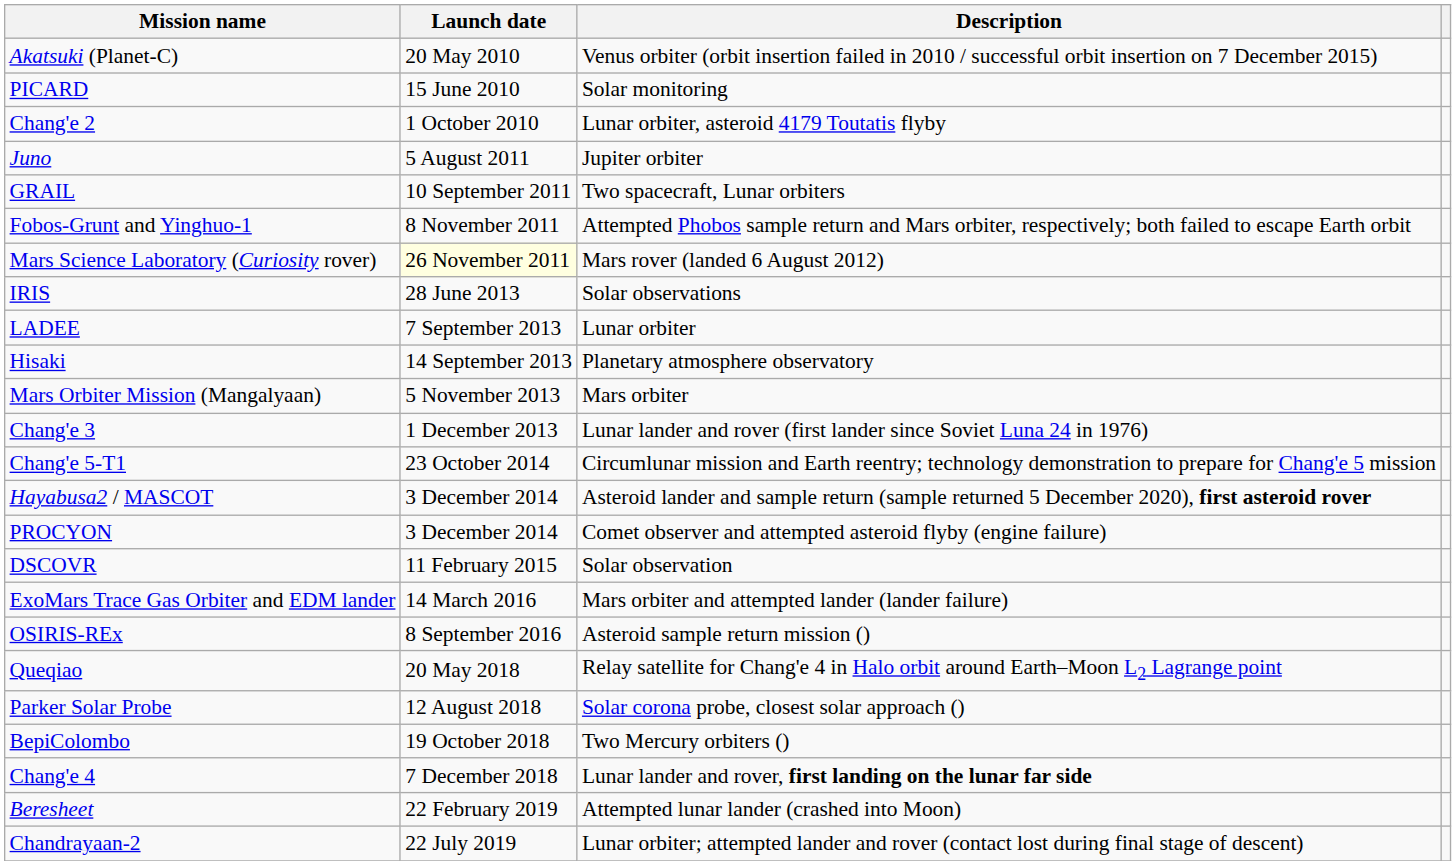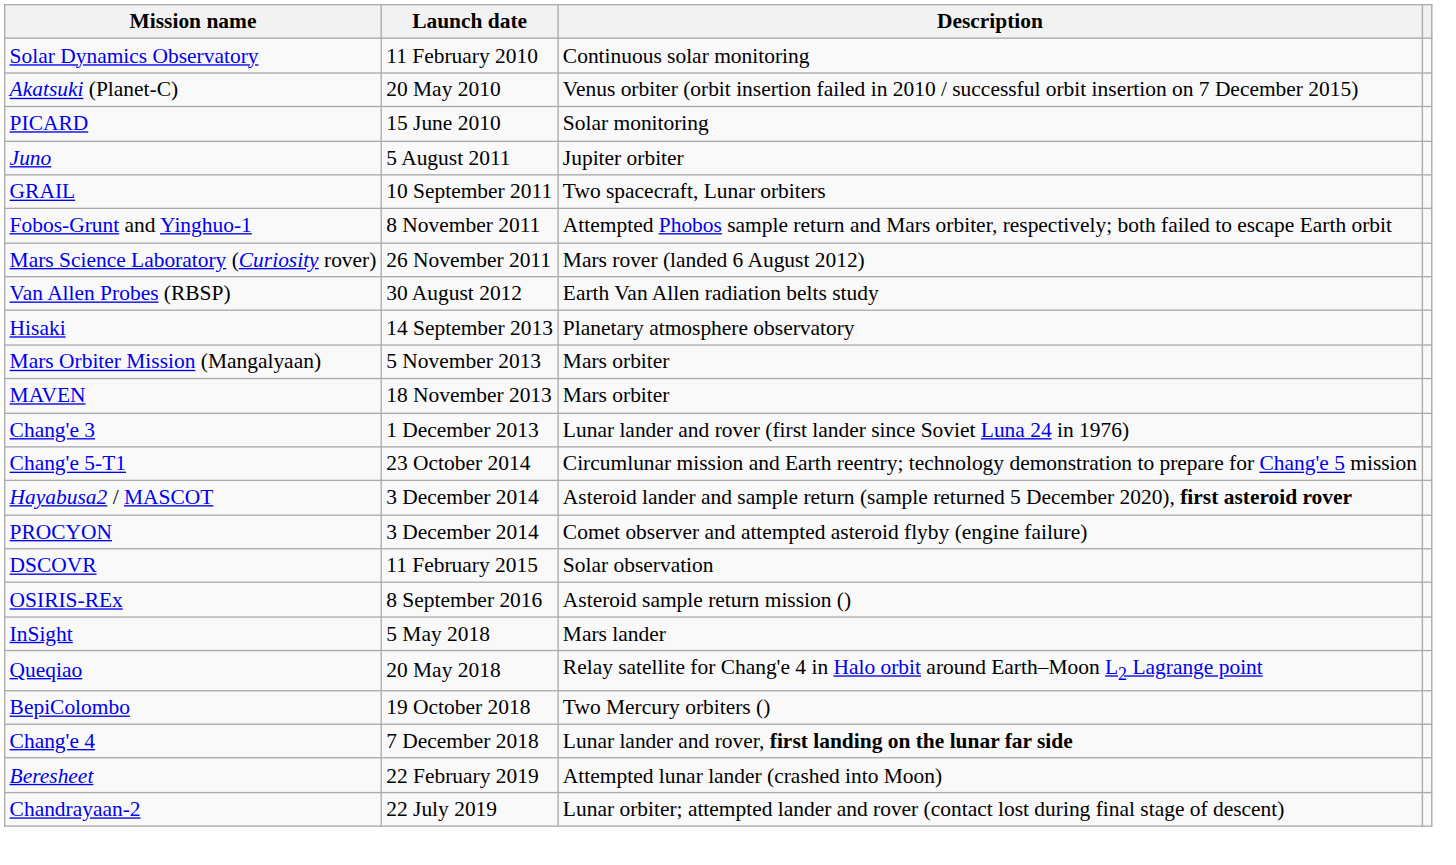+ row: (134, 55)
- row: (52, 123)
(488, 259) lightyellow background -> (469, 259) no background
+ row: (120, 293)
- row: (30, 293)
- row: (45, 327)
+ row: (48, 395)
- row: (203, 599)
+ row: (41, 633)
- row: (91, 707)
